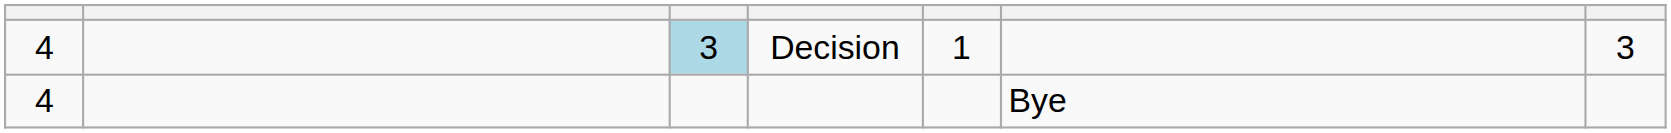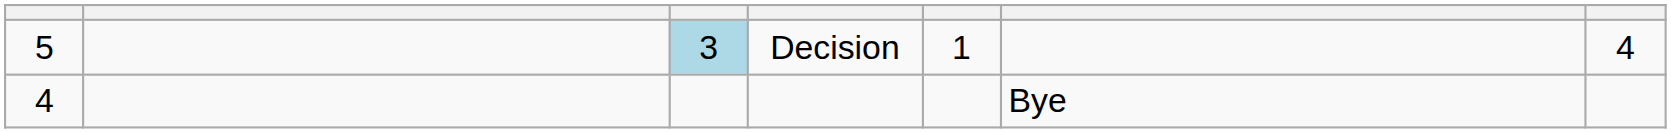(44, 46) 4 -> (44, 46) 5
(1625, 46) 3 -> (1625, 46) 4
